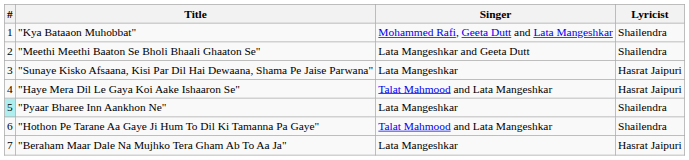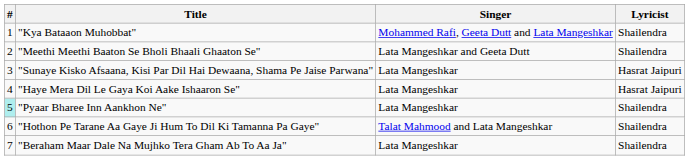(465, 89) Talat Mahmood and Lata Mangeshkar -> (418, 89) Lata Mangeshkar
(650, 145) Hasrat Jaipuri -> (642, 145) Shailendra
